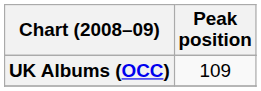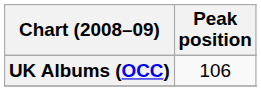(215, 70) 109 -> (215, 70) 106
